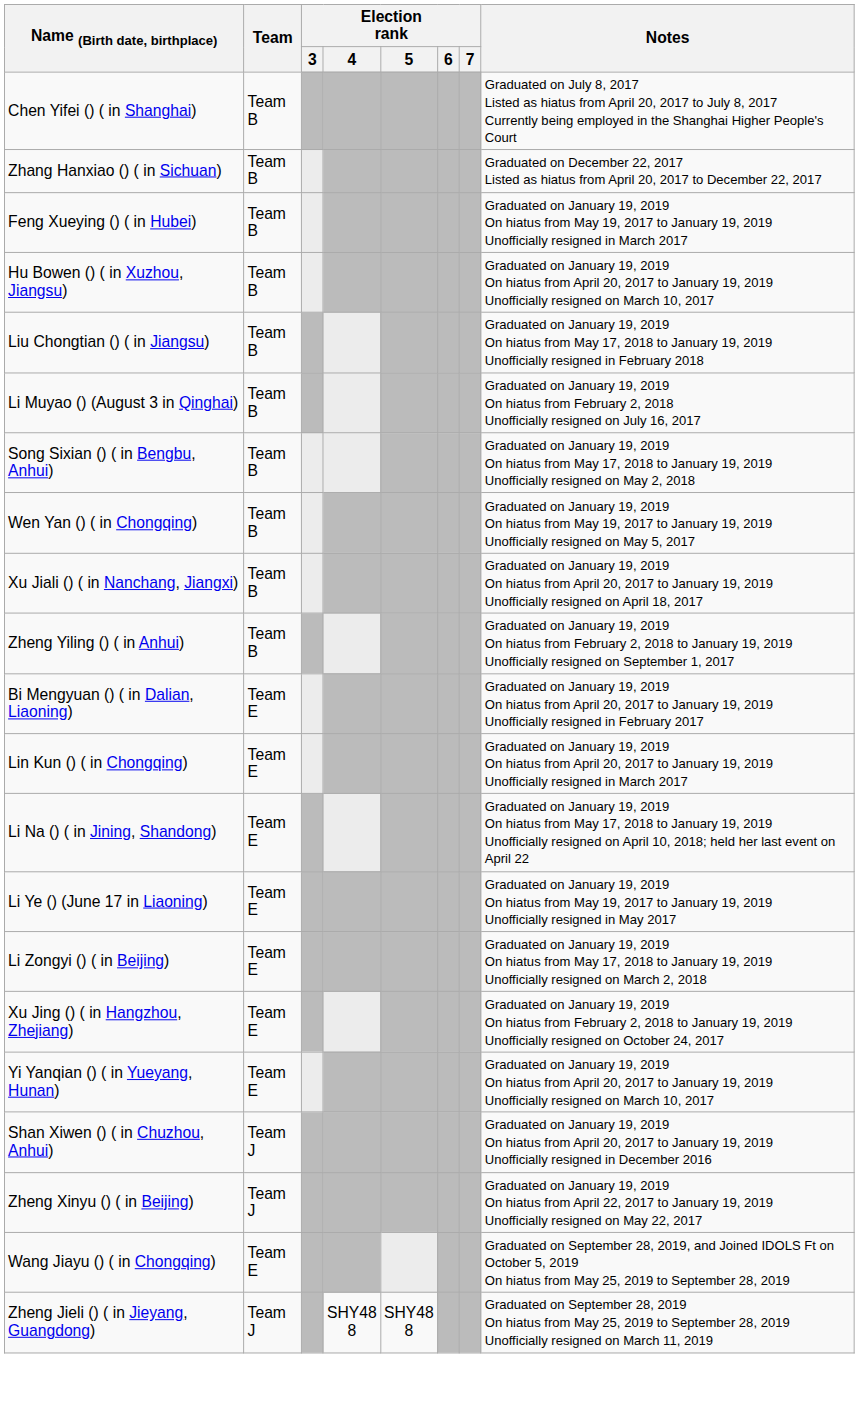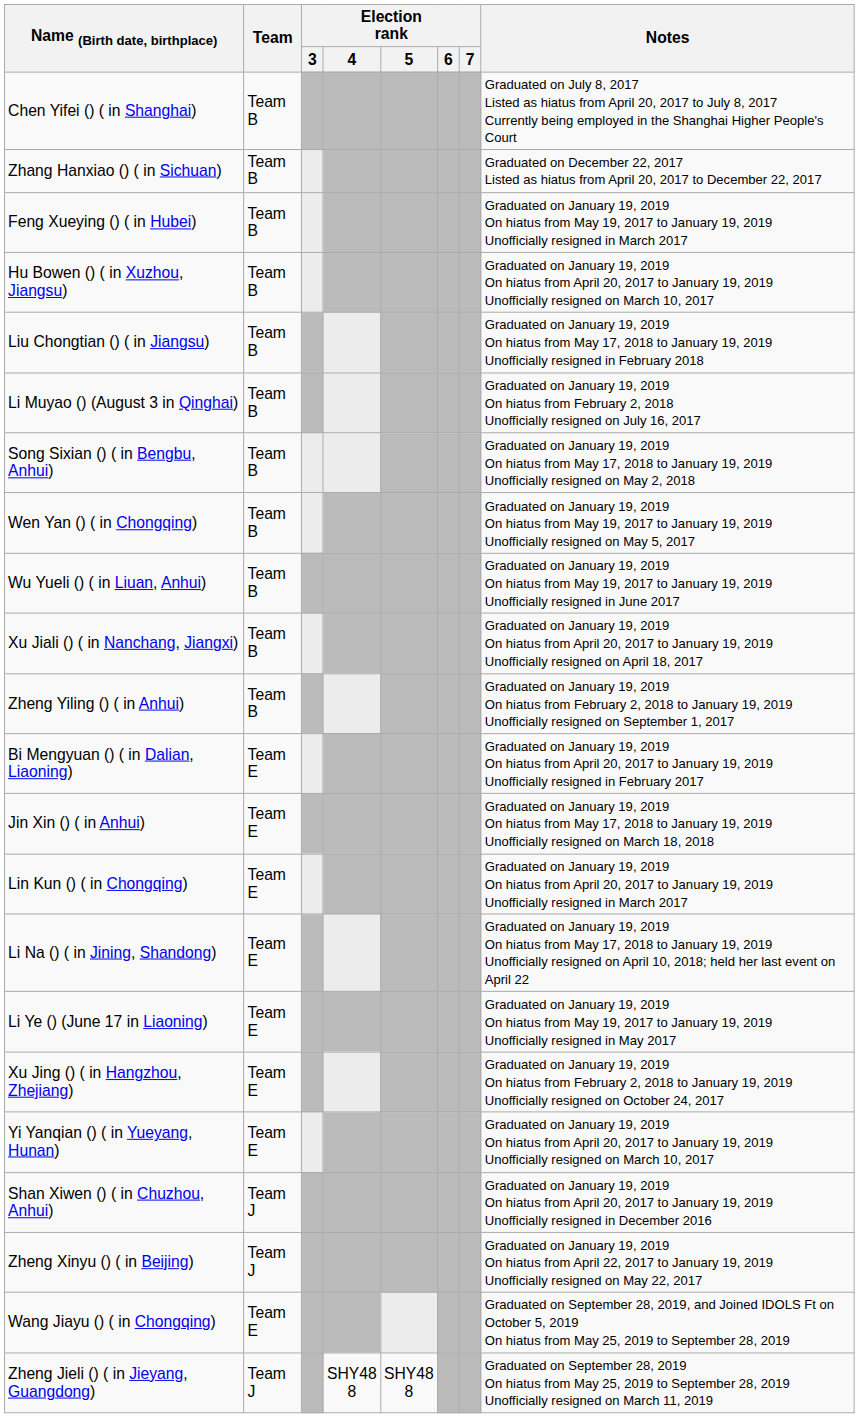+ row: (107, 583)
+ row: (77, 823)
- row: (89, 961)
